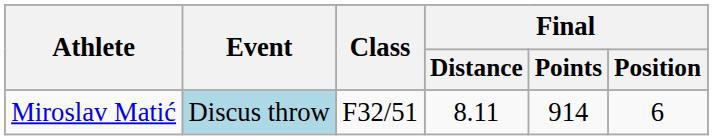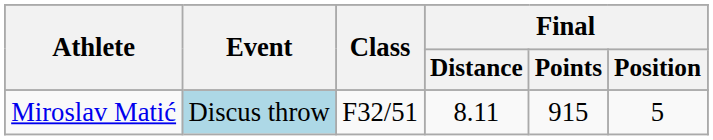(568, 112) 914 -> (568, 112) 915
(657, 112) 6 -> (657, 112) 5
